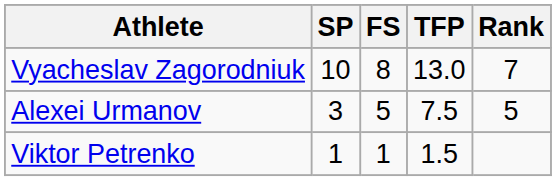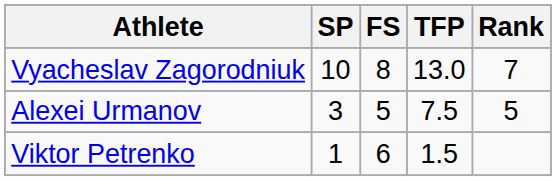(383, 154) 1 -> (383, 154) 6
